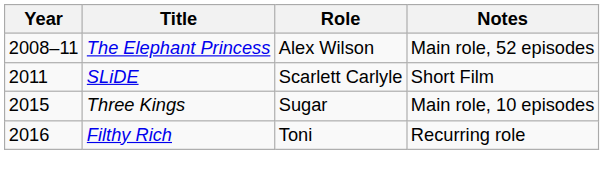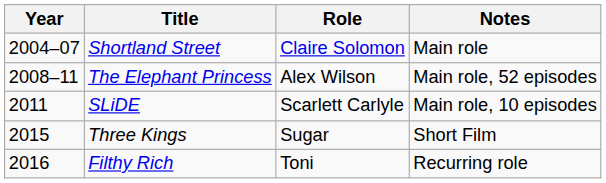+ row: (154, 47)
(452, 76) Short Film -> (505, 105) Main role, 10 episodes
(503, 105) Main role, 10 episodes -> (455, 134) Short Film
